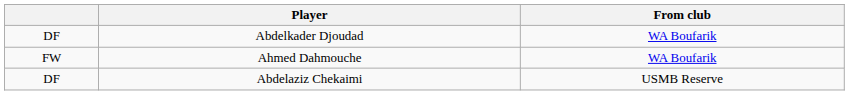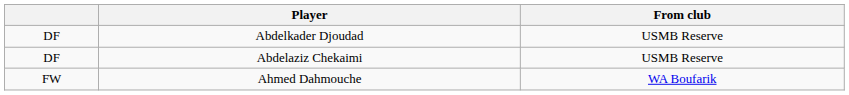(682, 36) WA Boufarik -> (682, 36) USMB Reserve
rows swapped: (310, 57) <-> (310, 78)
